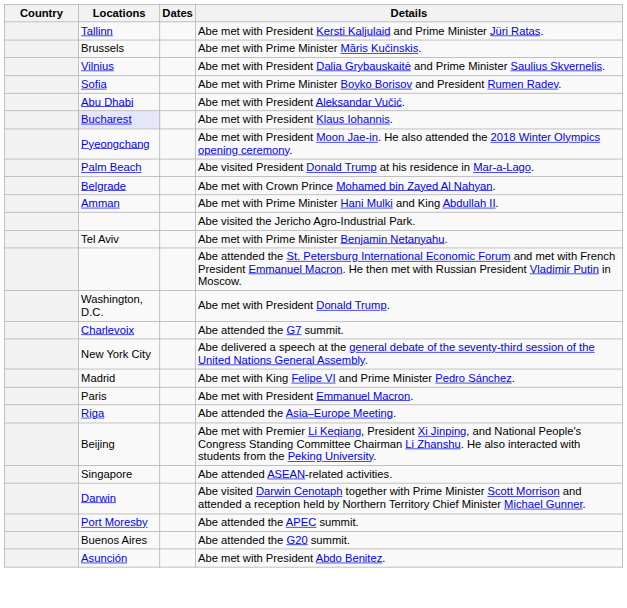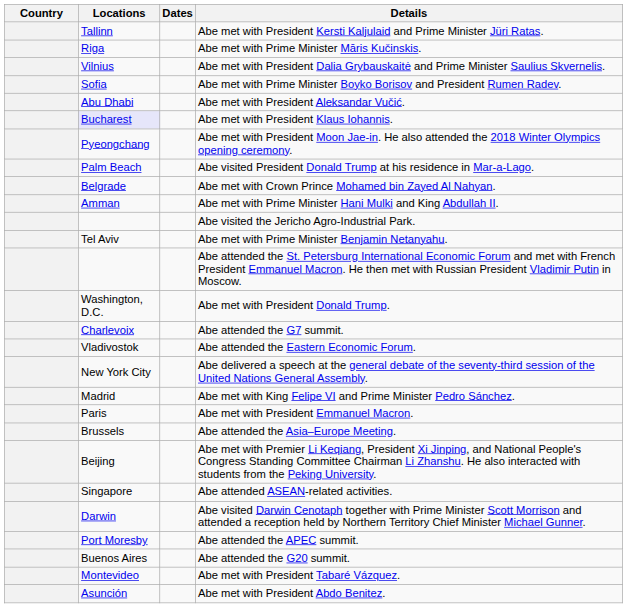(103, 48) Brussels -> (93, 48) Riga
+ row: (307, 347)
(93, 413) Riga -> (103, 431) Brussels
+ row: (299, 576)
